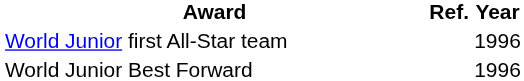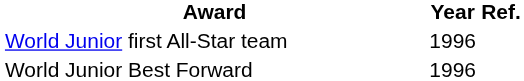columns swapped: (498, 12) <-> (449, 12)
